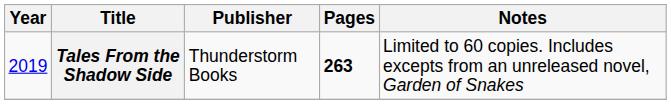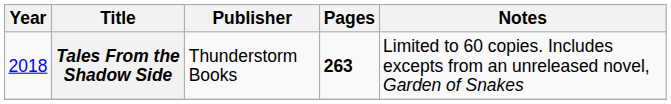(28, 65) 2019 -> (28, 65) 2018
